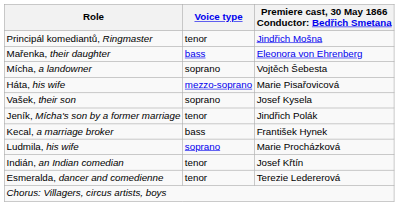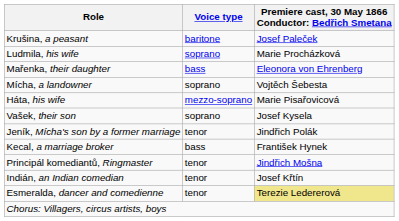+ row: (47, 38)
rows swapped: (43, 147) <-> (80, 38)
(298, 178) no background -> (298, 193) khaki background
